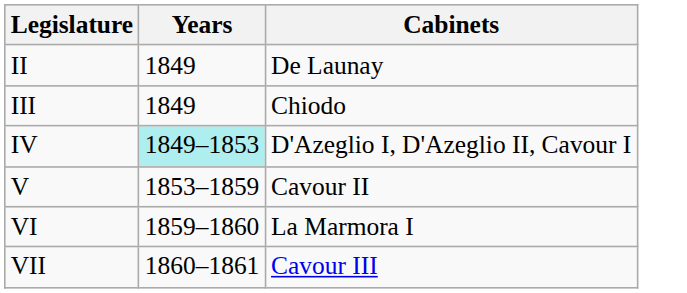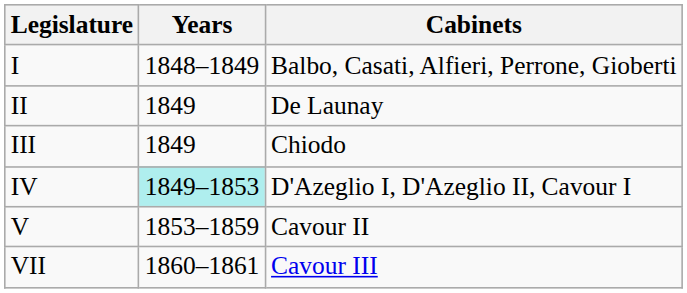+ row: (15, 65)
- row: (24, 226)
